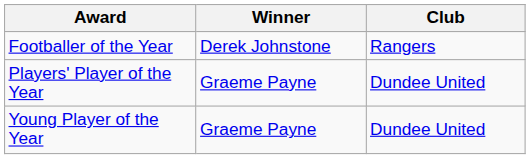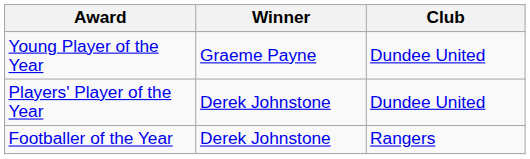rows swapped: (91, 45) <-> (84, 129)
(258, 82) Graeme Payne -> (265, 102) Derek Johnstone
